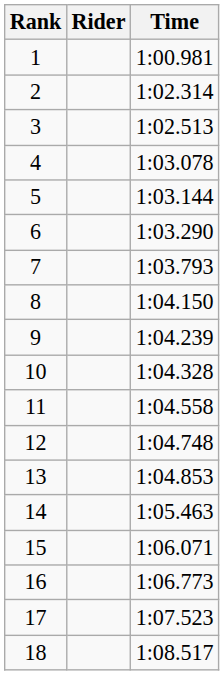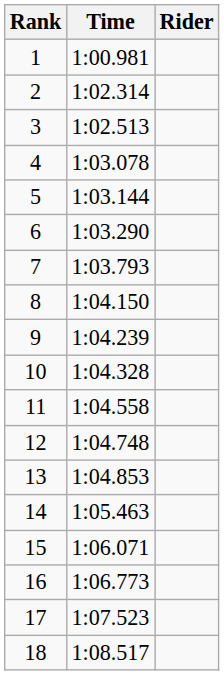columns swapped: (98, 22) <-> (175, 22)
